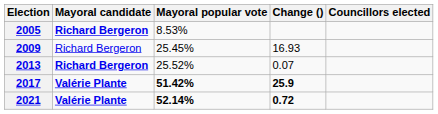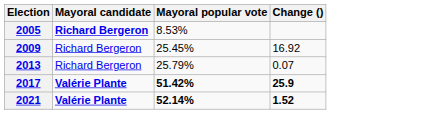- column: (379, 13)
(286, 48) 16.93 -> (286, 48) 16.92
(102, 65) bold -> (98, 65) normal
(175, 65) 25.52% -> (175, 65) 25.79%
(283, 100) 0.72 -> (283, 100) 1.52
